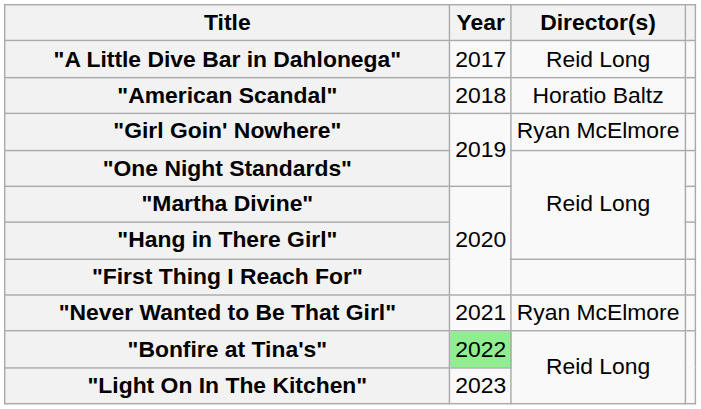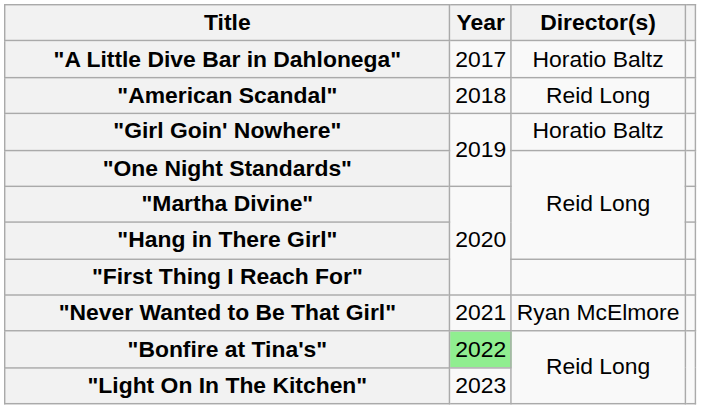(598, 58) Reid Long -> (598, 58) Horatio Baltz
(598, 95) Horatio Baltz -> (598, 95) Reid Long
(598, 131) Ryan McElmore -> (598, 131) Horatio Baltz
